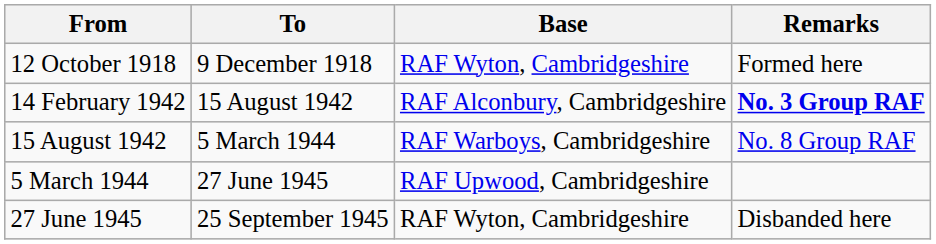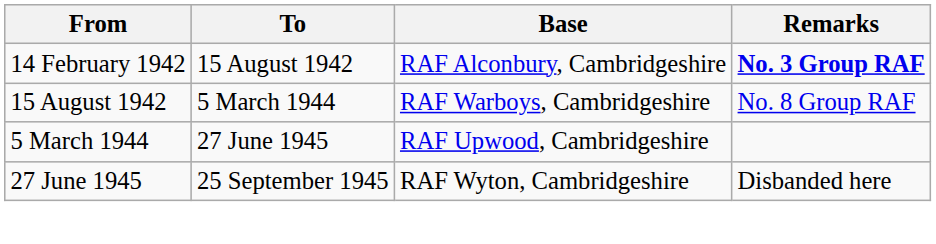- row: (93, 63)
